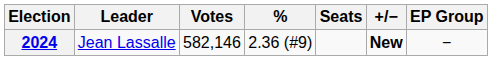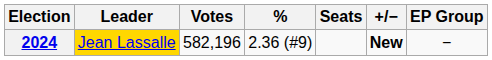(127, 42) no background -> (127, 42) gold background
(212, 42) 582,146 -> (212, 42) 582,196
